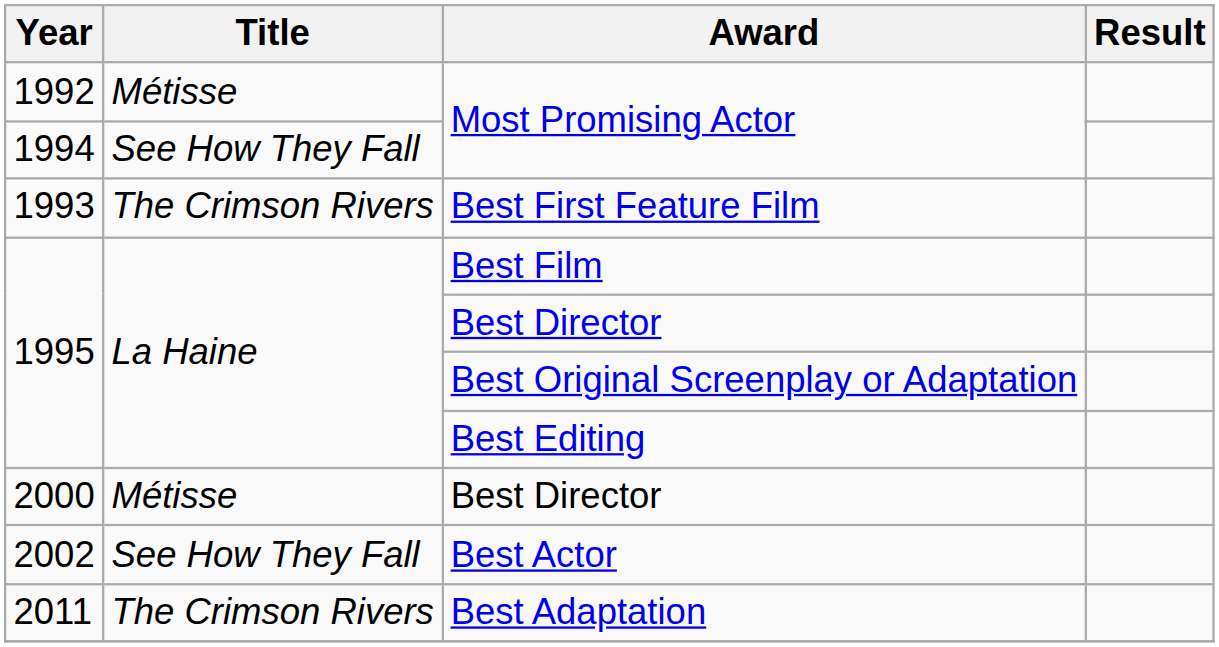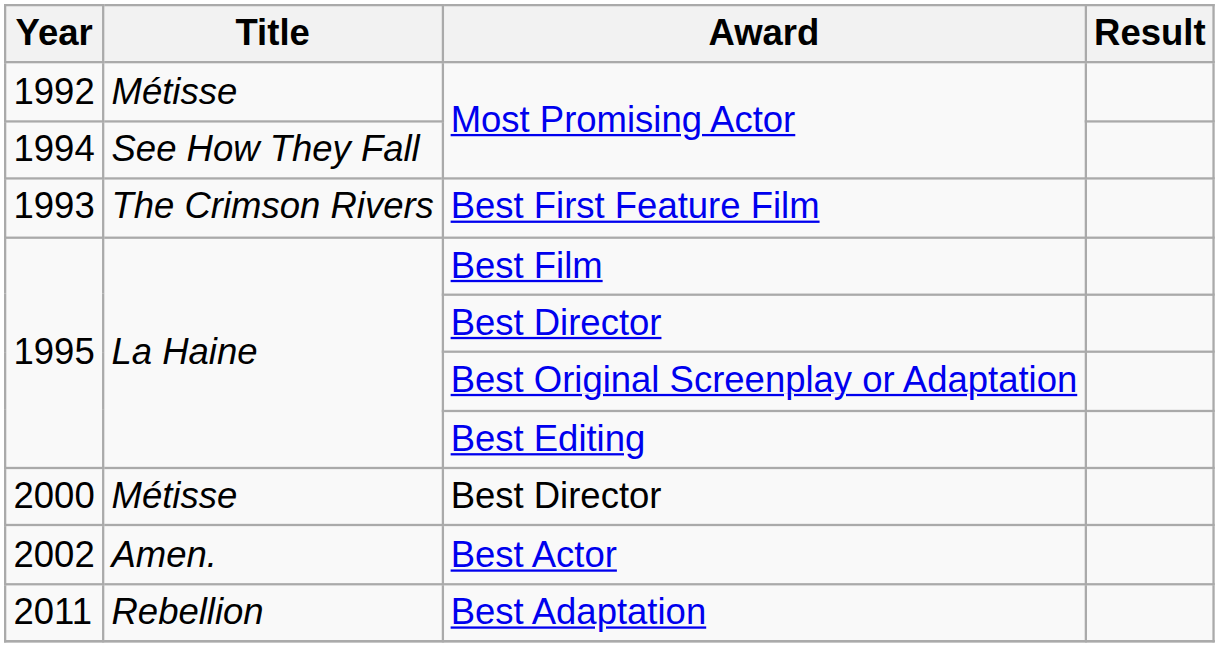(266, 554) See How They Fall -> (164, 554) Amen.
(273, 611) The Crimson Rivers -> (188, 611) Rebellion
